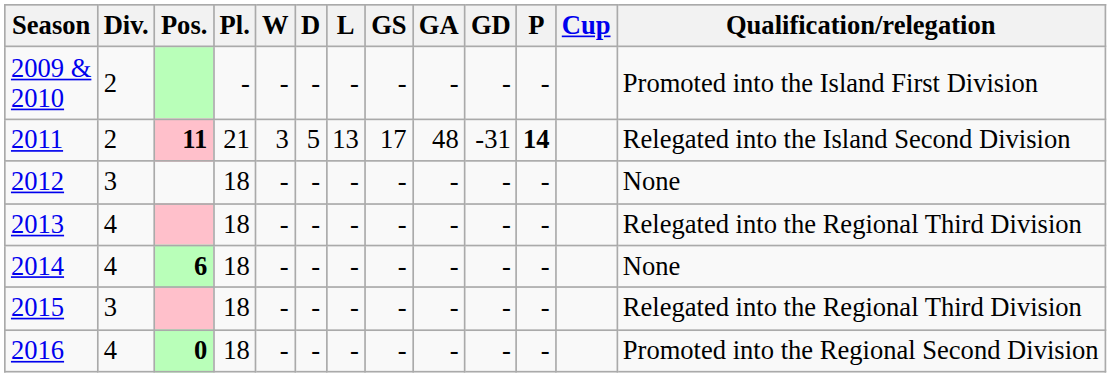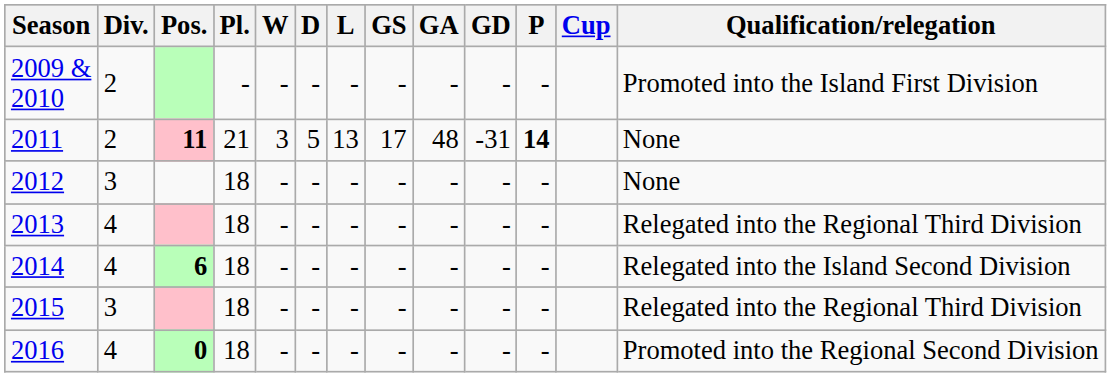(847, 139) Relegated into the Island Second Division -> (652, 139) None
(652, 266) None -> (847, 266) Relegated into the Island Second Division
